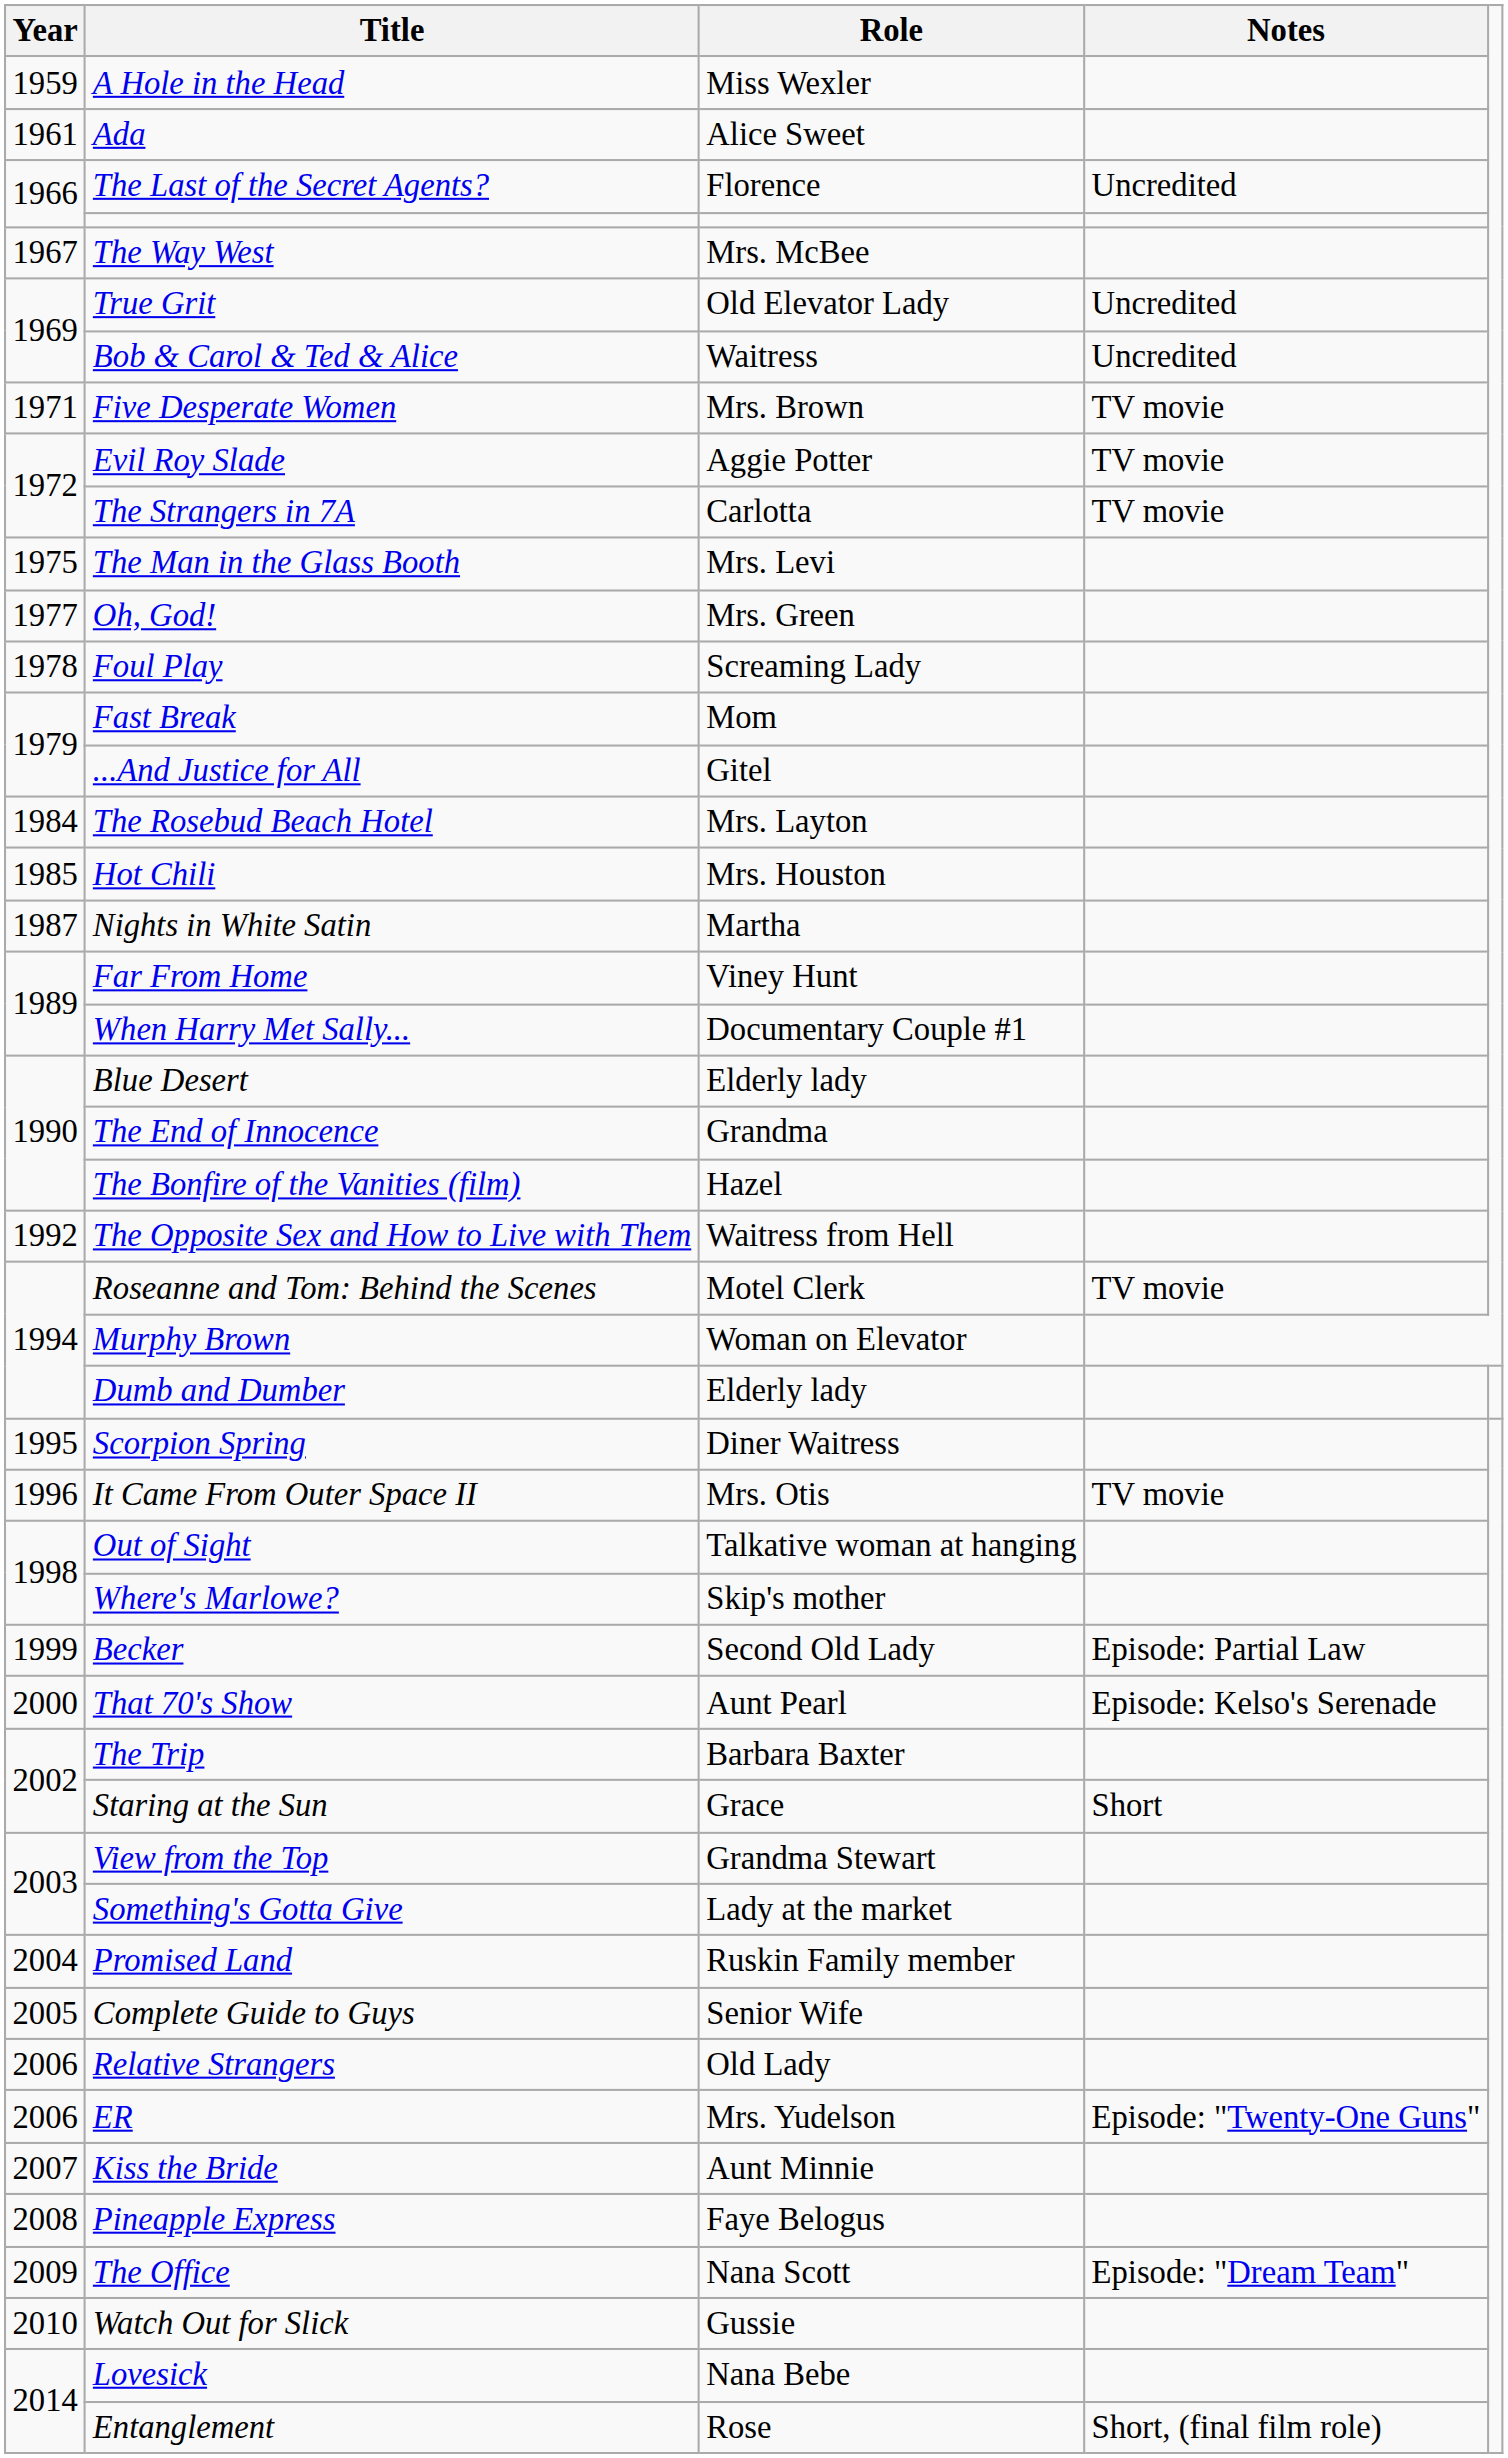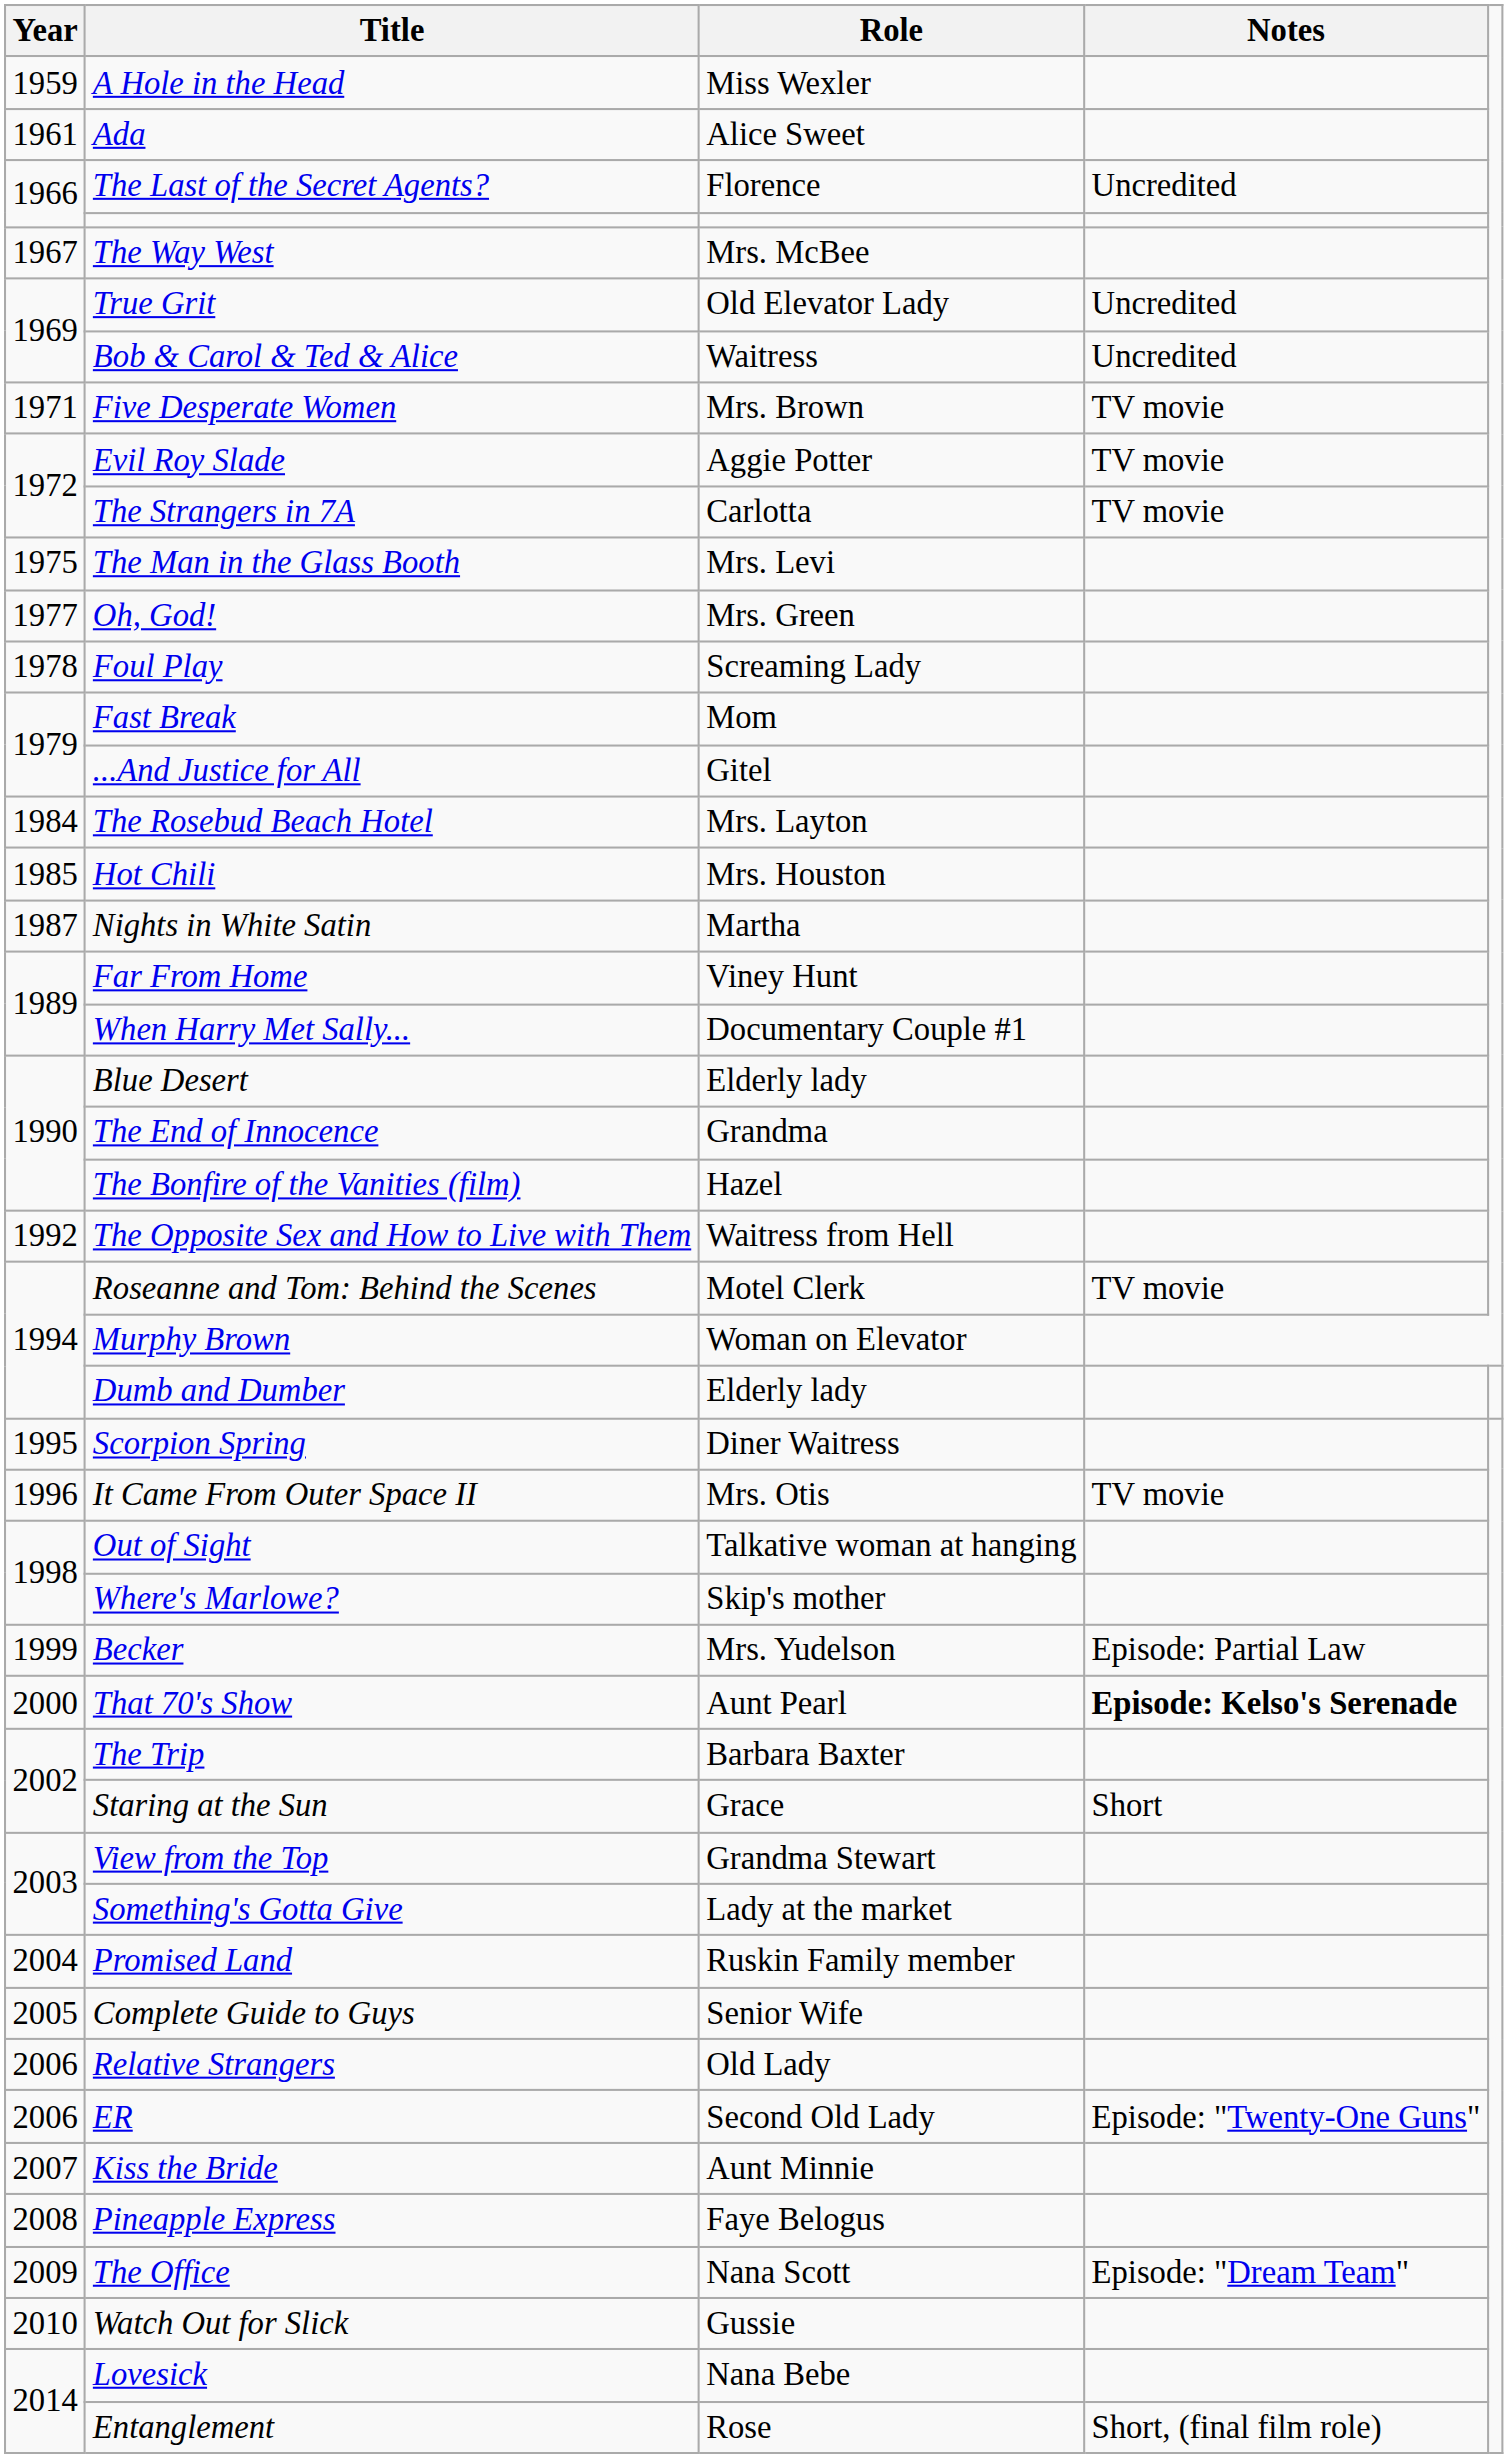(820, 1650) Second Old Lady -> (801, 1650) Mrs. Yudelson
(1264, 1701) normal -> (1274, 1701) bold
(801, 2116) Mrs. Yudelson -> (820, 2116) Second Old Lady
